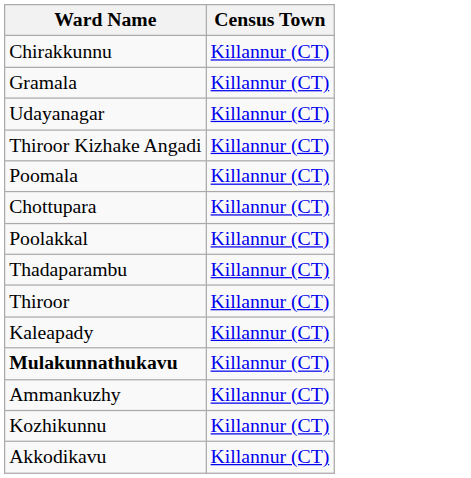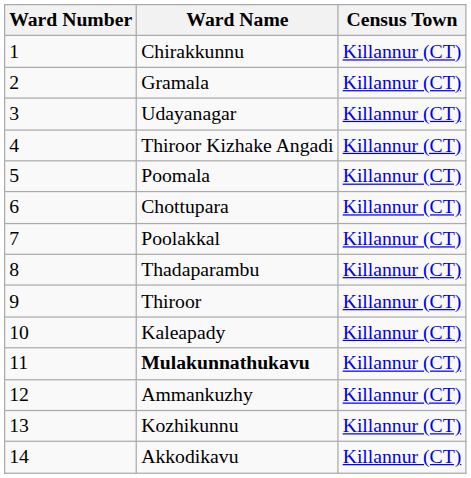+ column: (71, 20)
